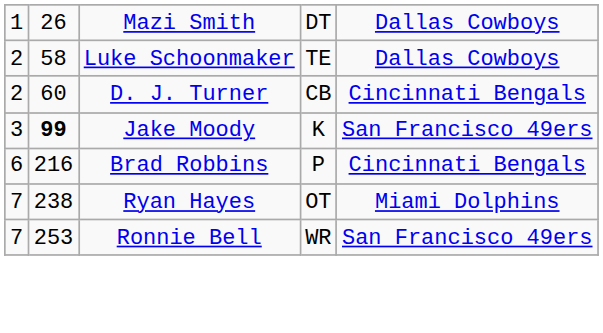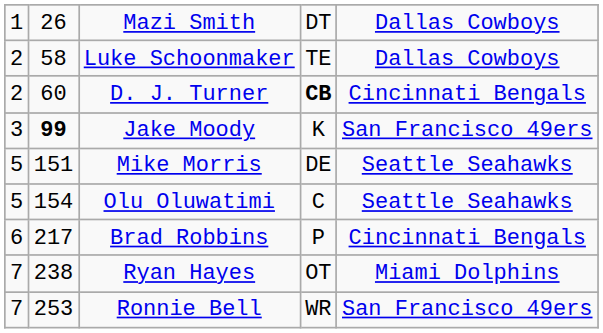(318, 94) normal -> (318, 94) bold
+ row: (189, 166)
+ row: (189, 202)
(54, 166) 216 -> (54, 238) 217
